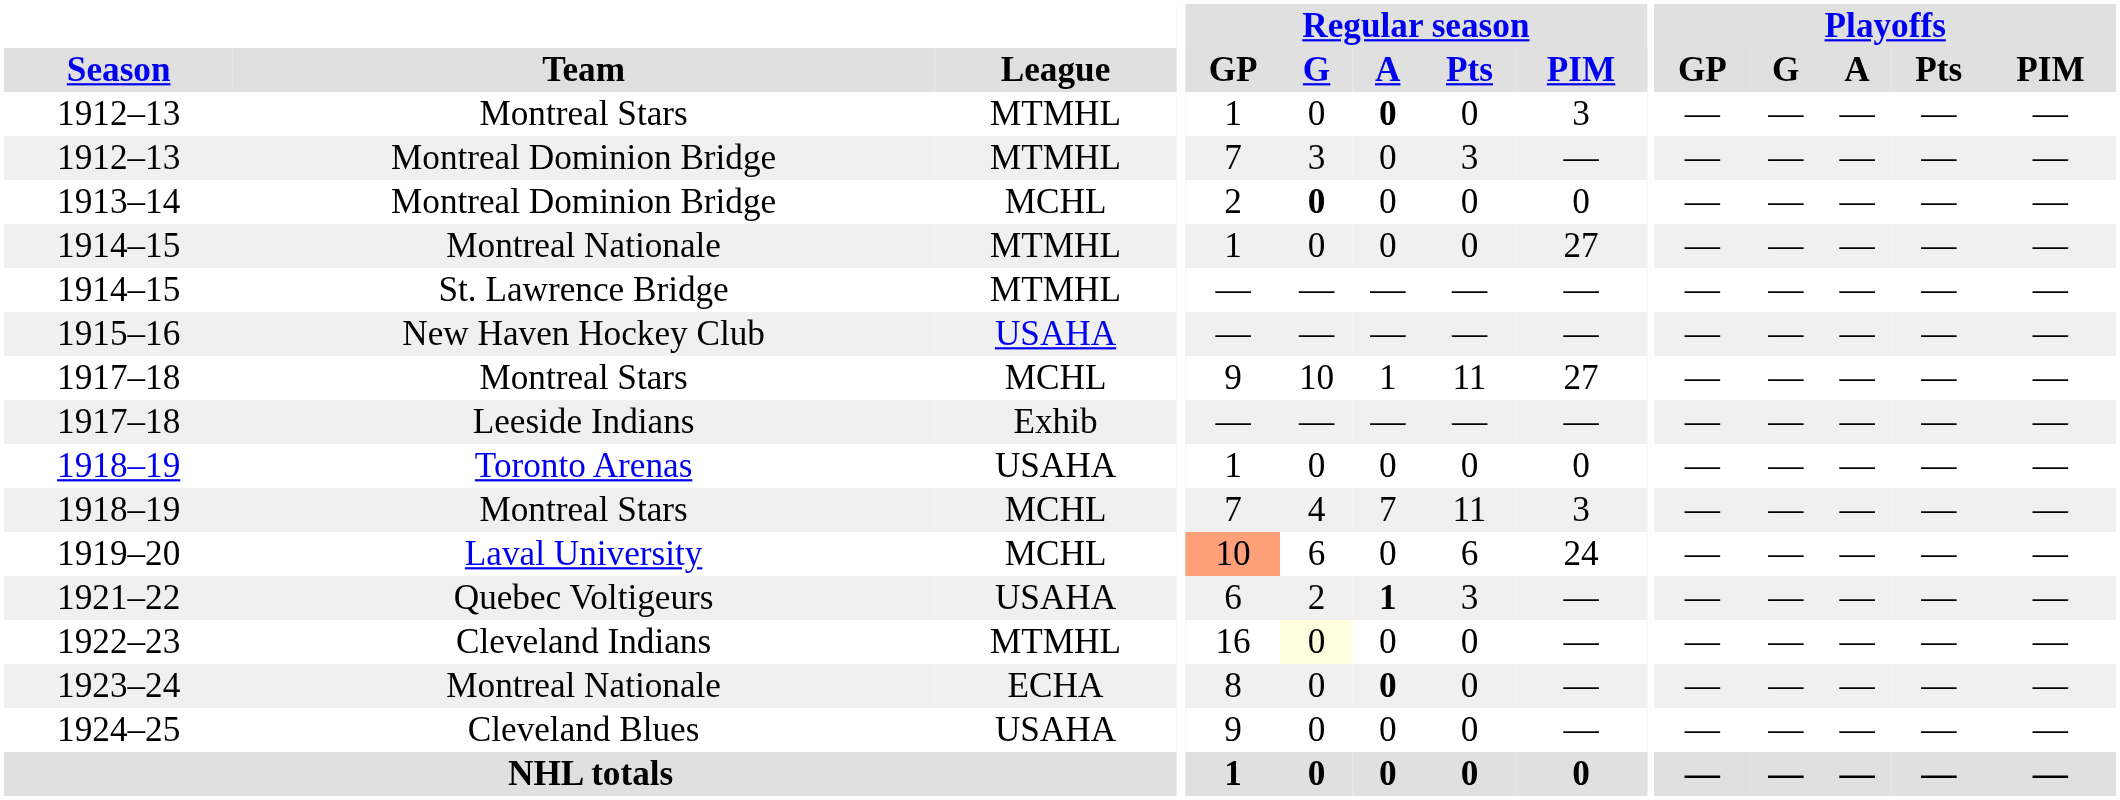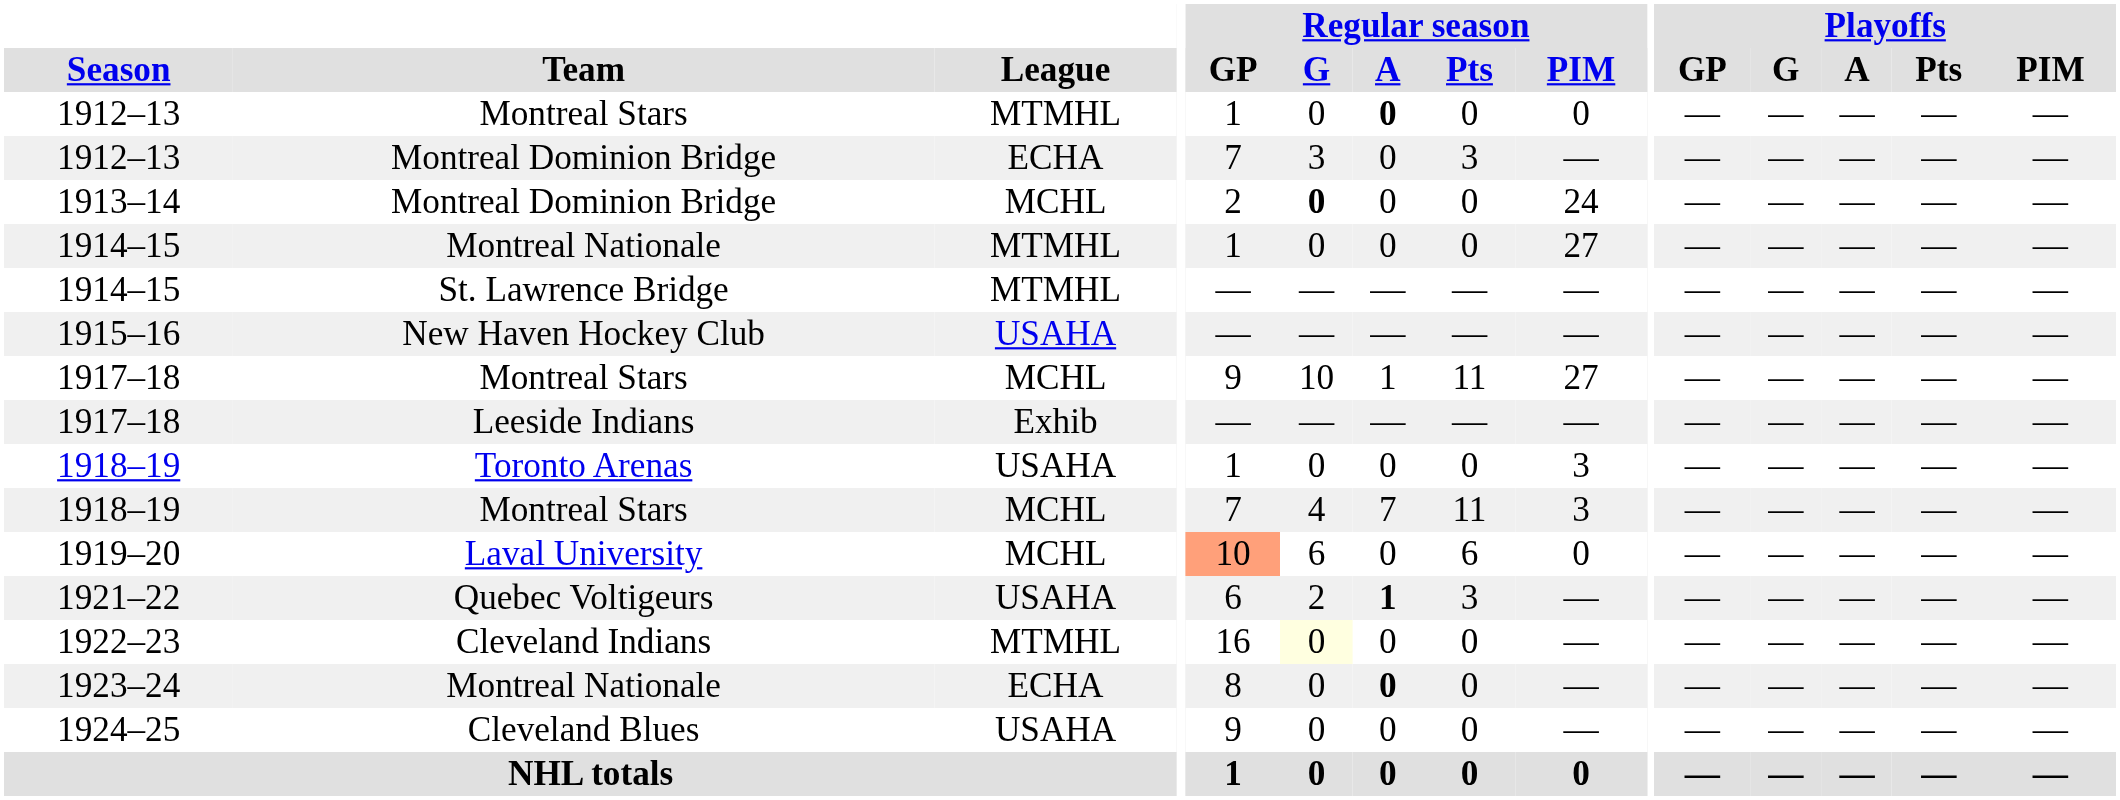(1581, 113) 3 -> (1581, 113) 0
(1056, 157) MTMHL -> (1056, 157) ECHA
(1581, 201) 0 -> (1581, 201) 24
(1581, 465) 0 -> (1581, 465) 3
(1581, 553) 24 -> (1581, 553) 0
